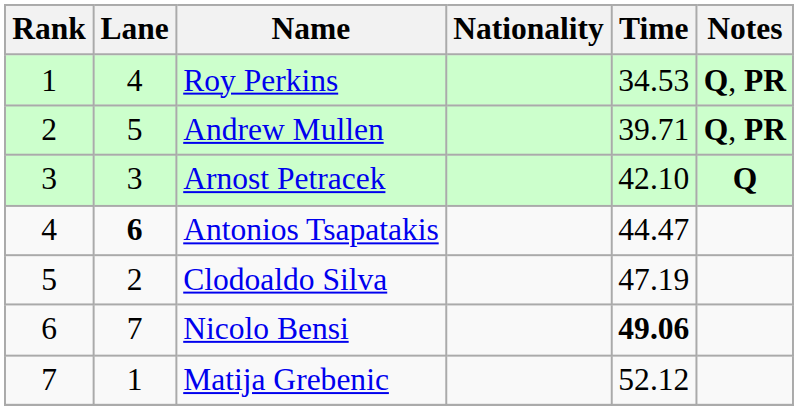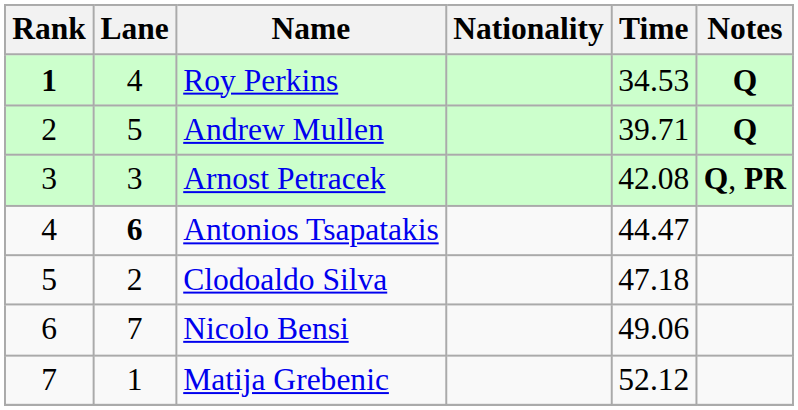(49, 79) normal -> (49, 79) bold
(745, 79) Q, PR -> (745, 79) Q
(745, 129) Q, PR -> (745, 129) Q
(654, 179) 42.10 -> (654, 179) 42.08
(745, 179) Q -> (745, 179) Q, PR
(654, 279) 47.19 -> (654, 279) 47.18
(654, 329) bold -> (654, 329) normal
